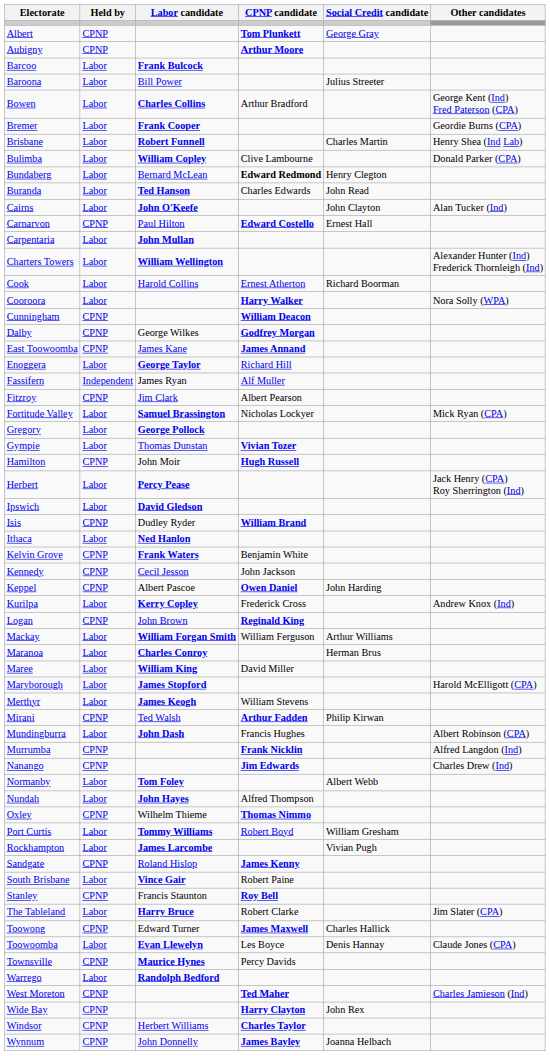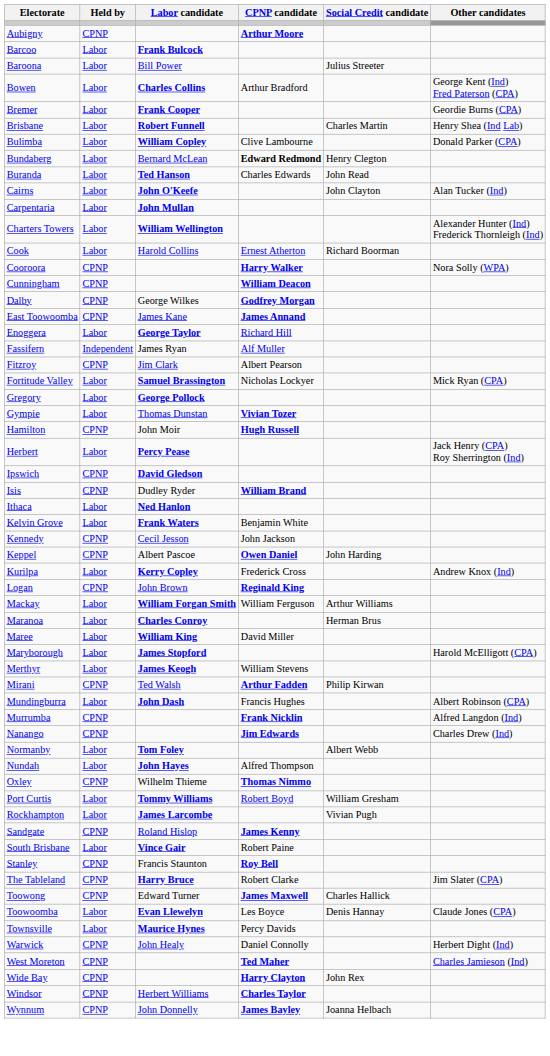- row: (20, 33)
- row: (28, 223)
(95, 300) Labor -> (95, 267) CPNP
(95, 506) Labor -> (95, 474) CPNP
(95, 555) CPNP -> (95, 522) Labor
(95, 912) Labor -> (95, 880) CPNP
(95, 961) CPNP -> (95, 928) Labor
- row: (24, 977)
+ row: (25, 945)
